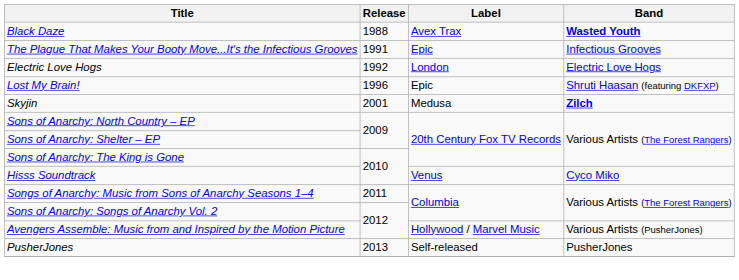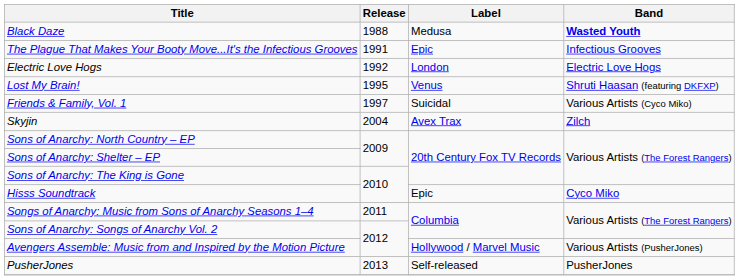(436, 31) Avex Trax -> (431, 31) Medusa
(375, 85) 1996 -> (375, 85) 1995
(422, 85) Epic -> (427, 85) Venus
+ row: (67, 103)
(375, 103) 2001 -> (375, 121) 2004
(431, 103) Medusa -> (436, 121) Avex Trax
(579, 103) bold -> (578, 121) normal
(427, 175) Venus -> (422, 193) Epic
